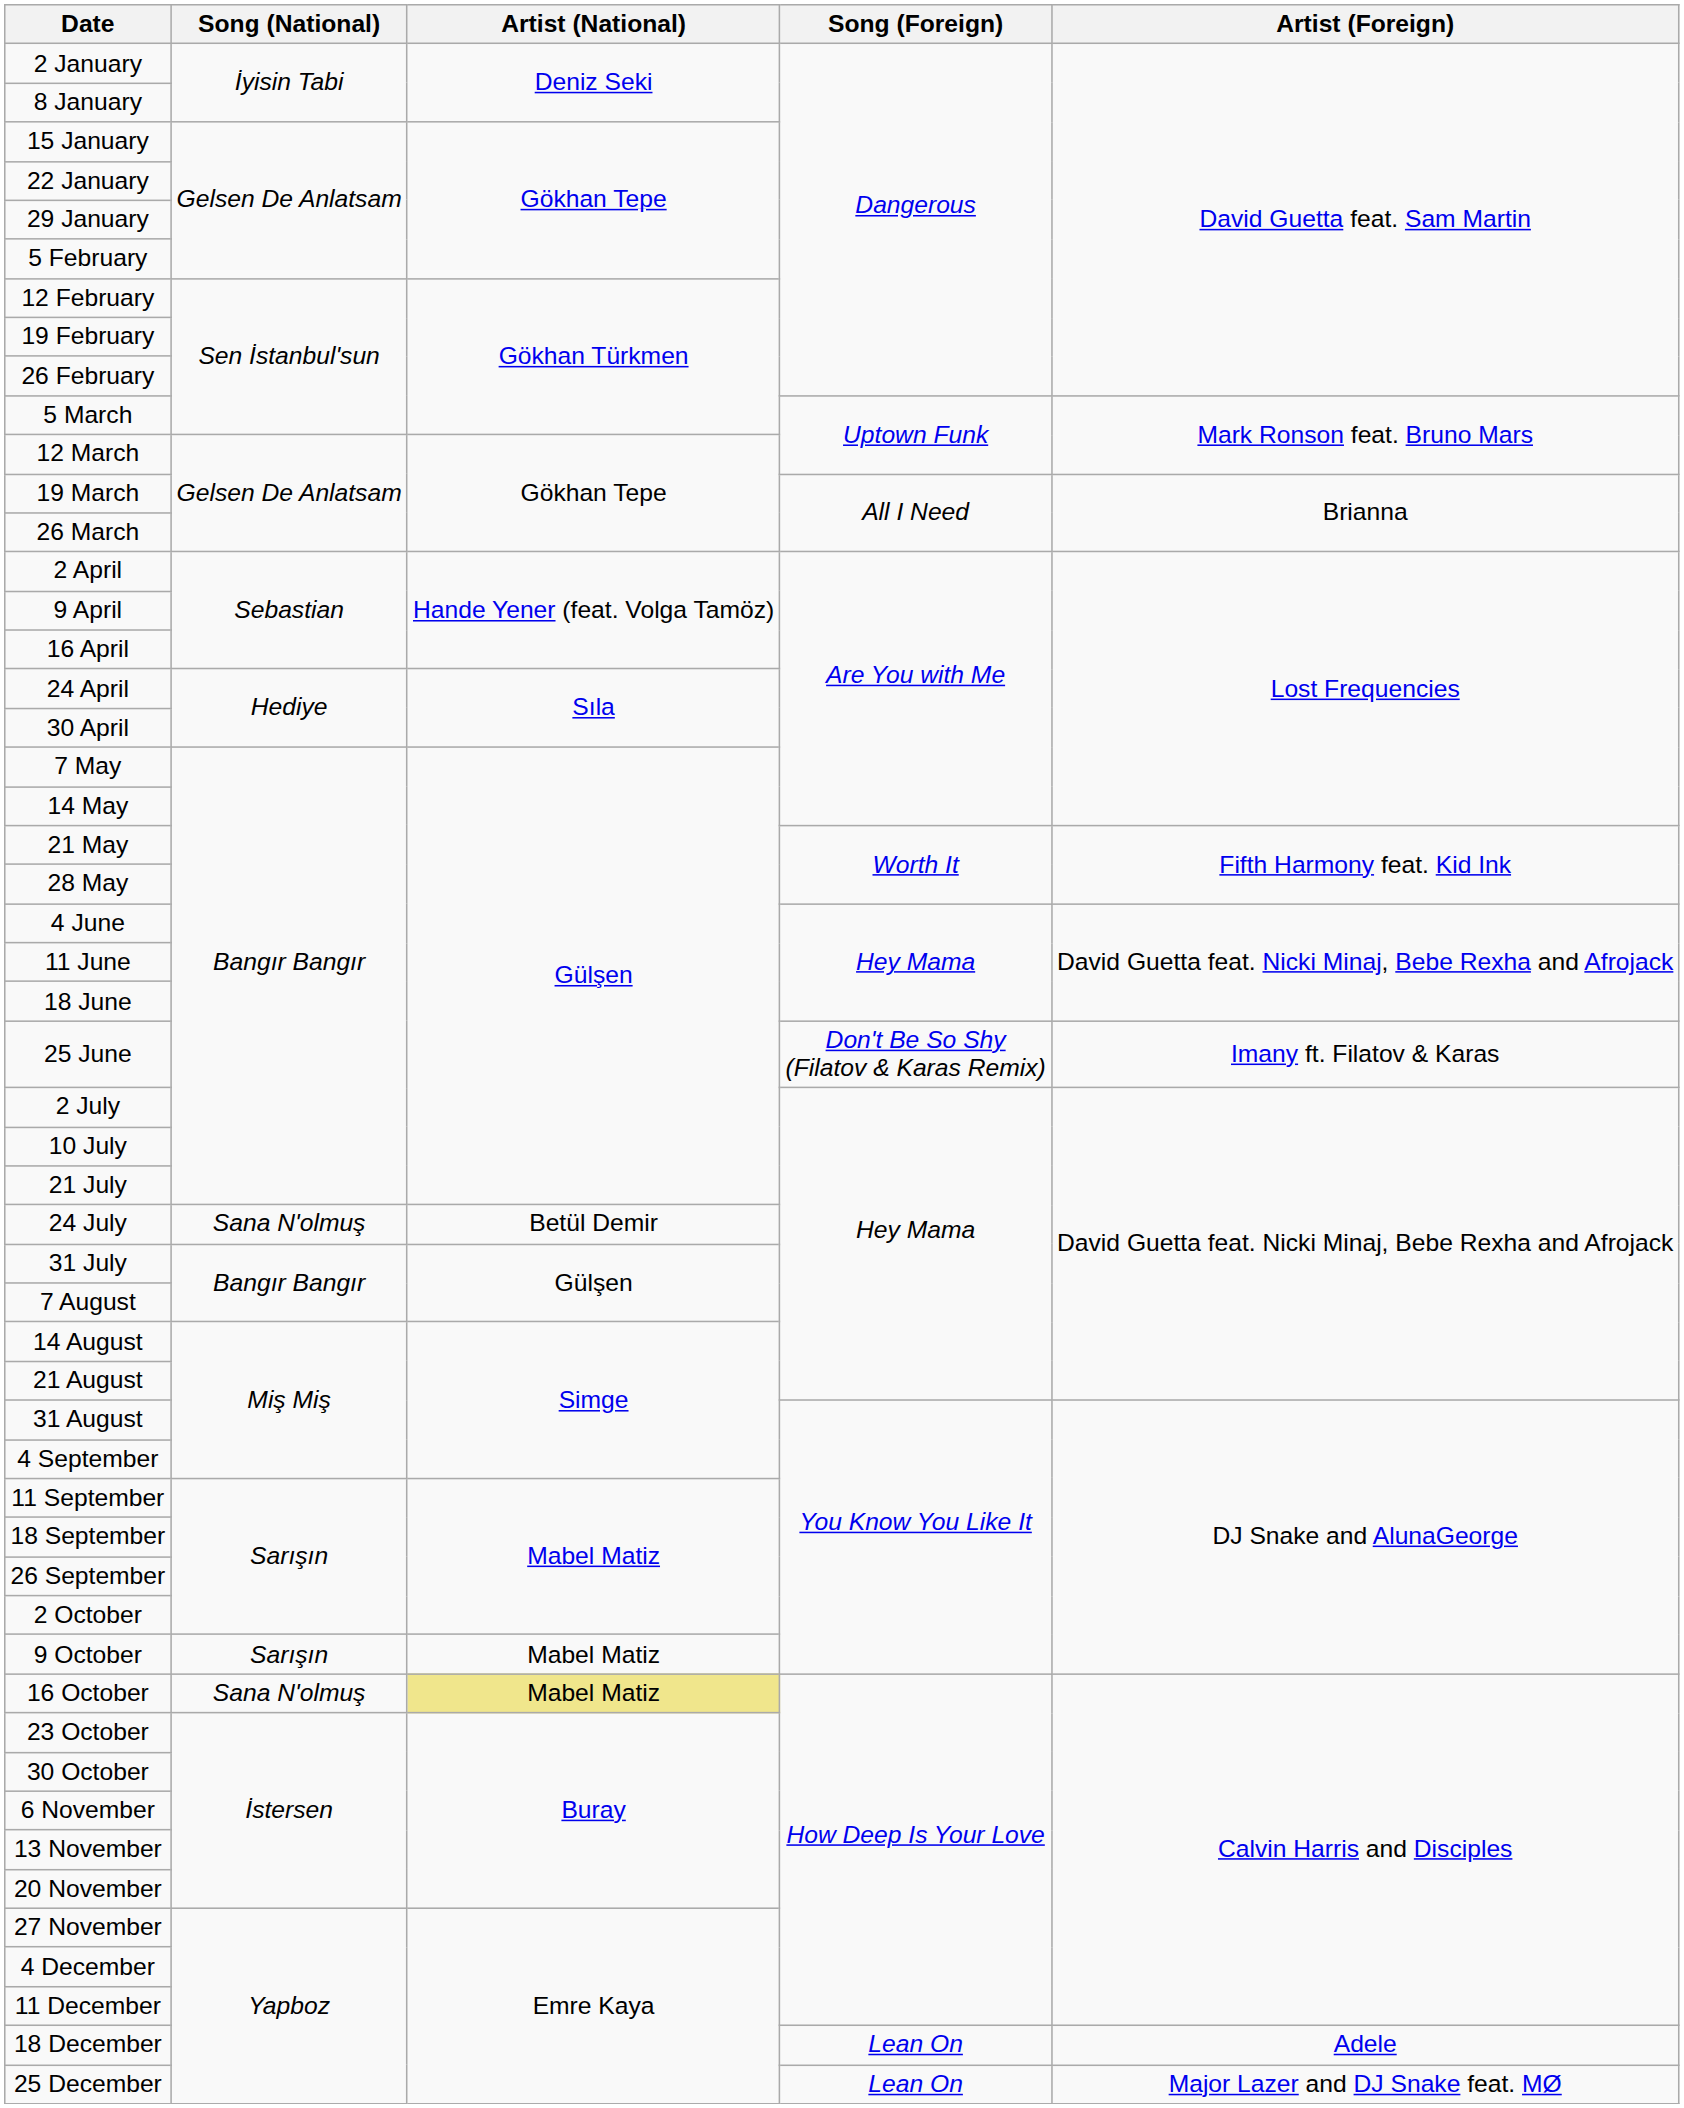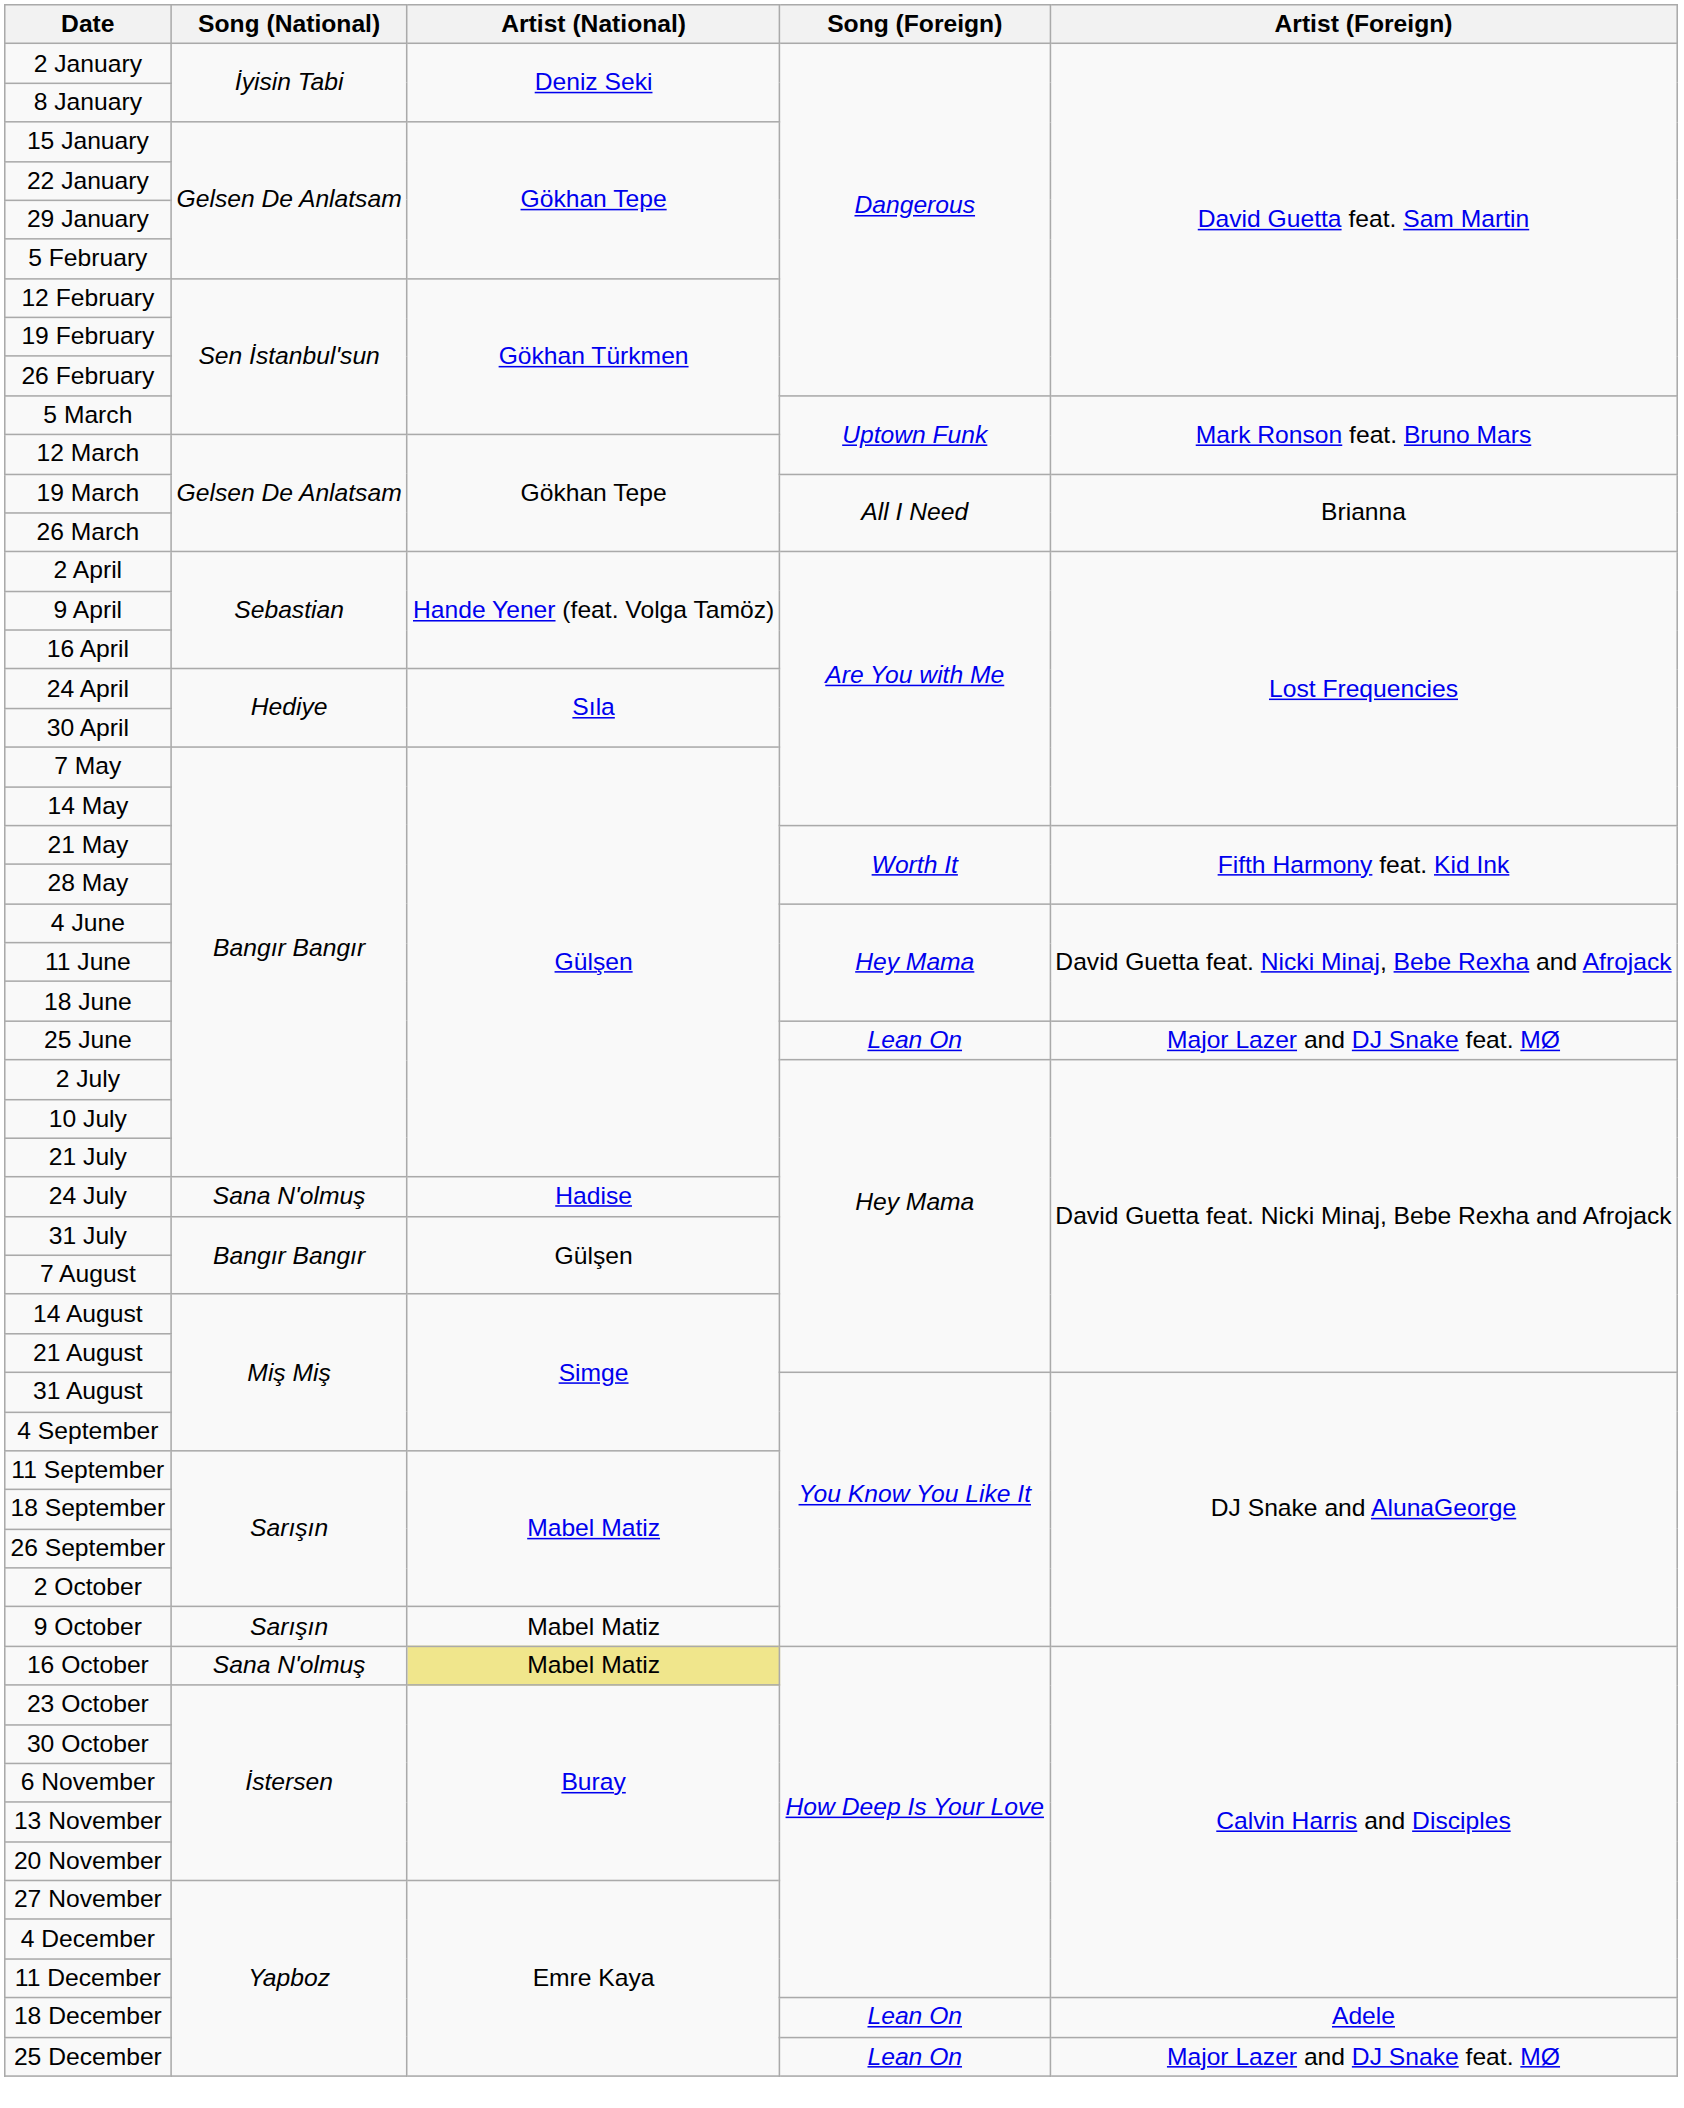(916, 1053) Don't Be So Shy (Filatov & Karas Remix) -> (915, 1040) Lean On
(1365, 1053) Imany ft. Filatov & Karas -> (1363, 1040) Major Lazer and DJ Snake feat. MØ
(594, 1224) Betül Demir -> (594, 1196) Hadise
